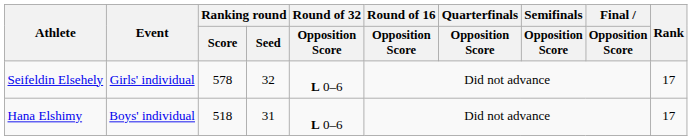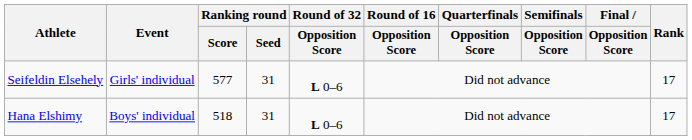(222, 80) 578 -> (222, 80) 577
(268, 80) 32 -> (268, 80) 31
